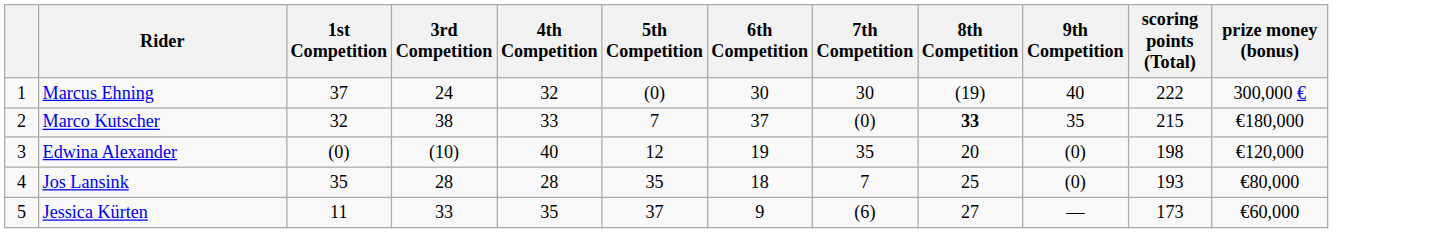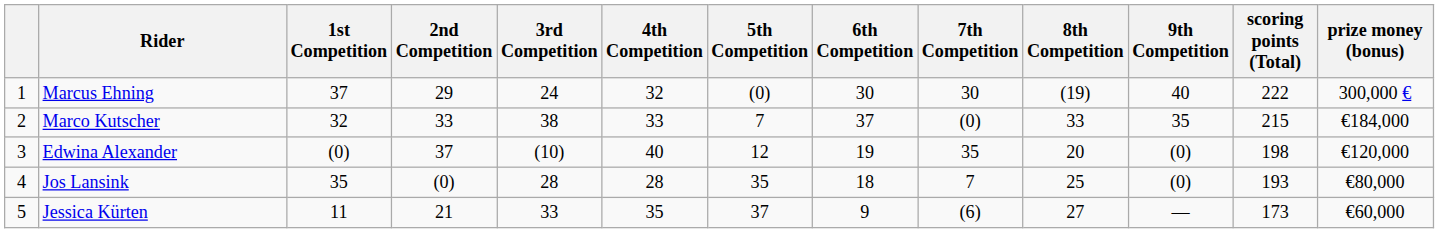+ column: (444, 41)
(970, 122) bold -> (1075, 122) normal
(1270, 122) €180,000 -> (1375, 122) €184,000
